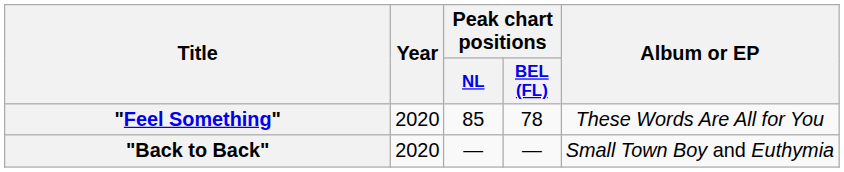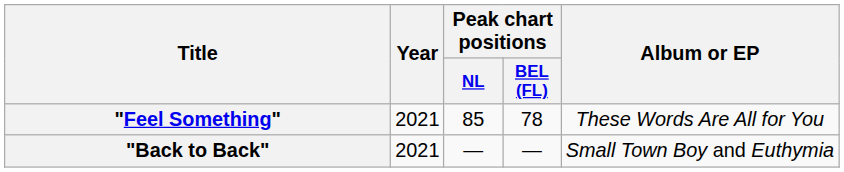(417, 119) 2020 -> (417, 119) 2021
(417, 150) 2020 -> (417, 150) 2021
